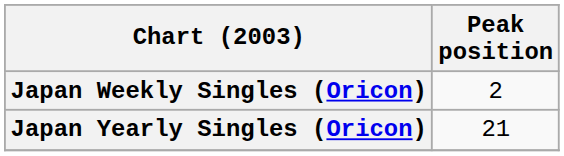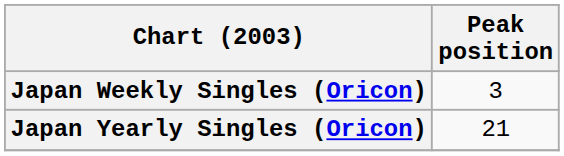(496, 91) 2 -> (496, 91) 3
